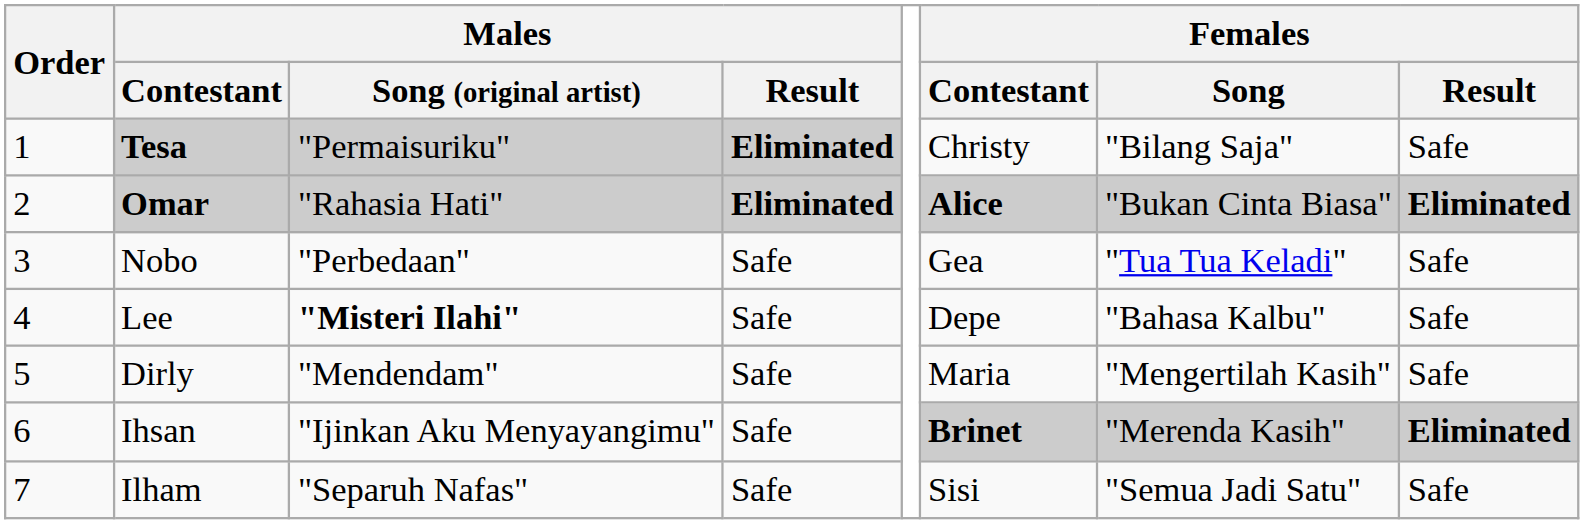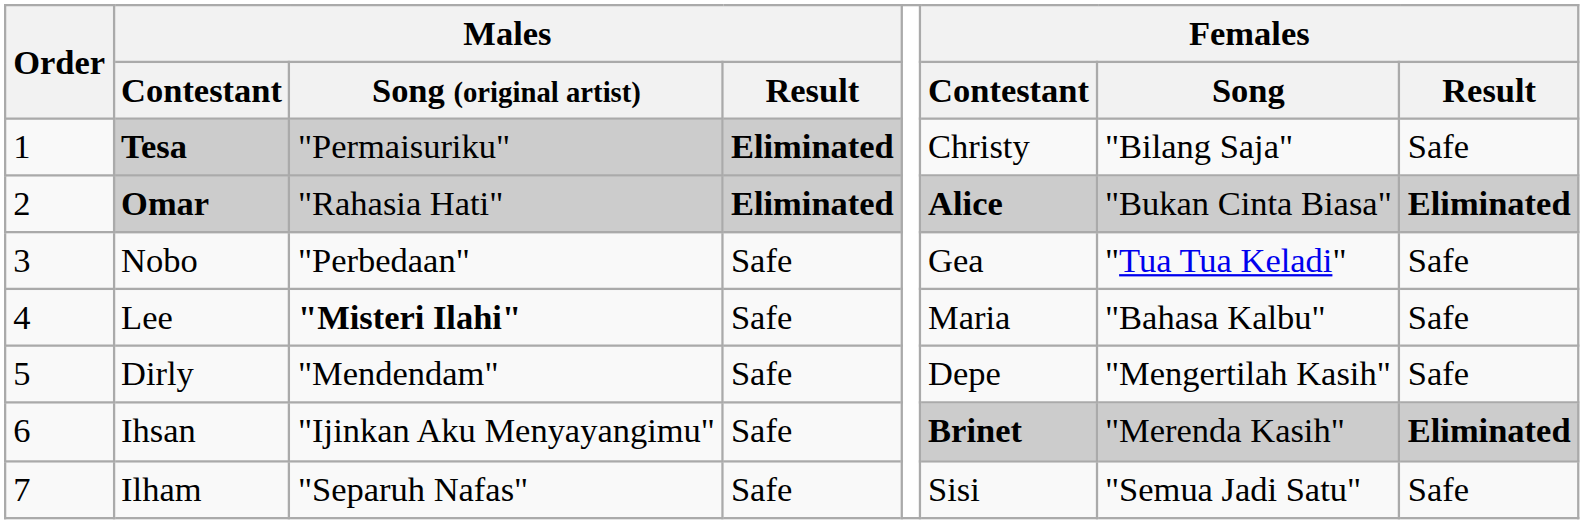(964, 317) Depe -> (969, 317) Maria
(969, 374) Maria -> (964, 374) Depe
